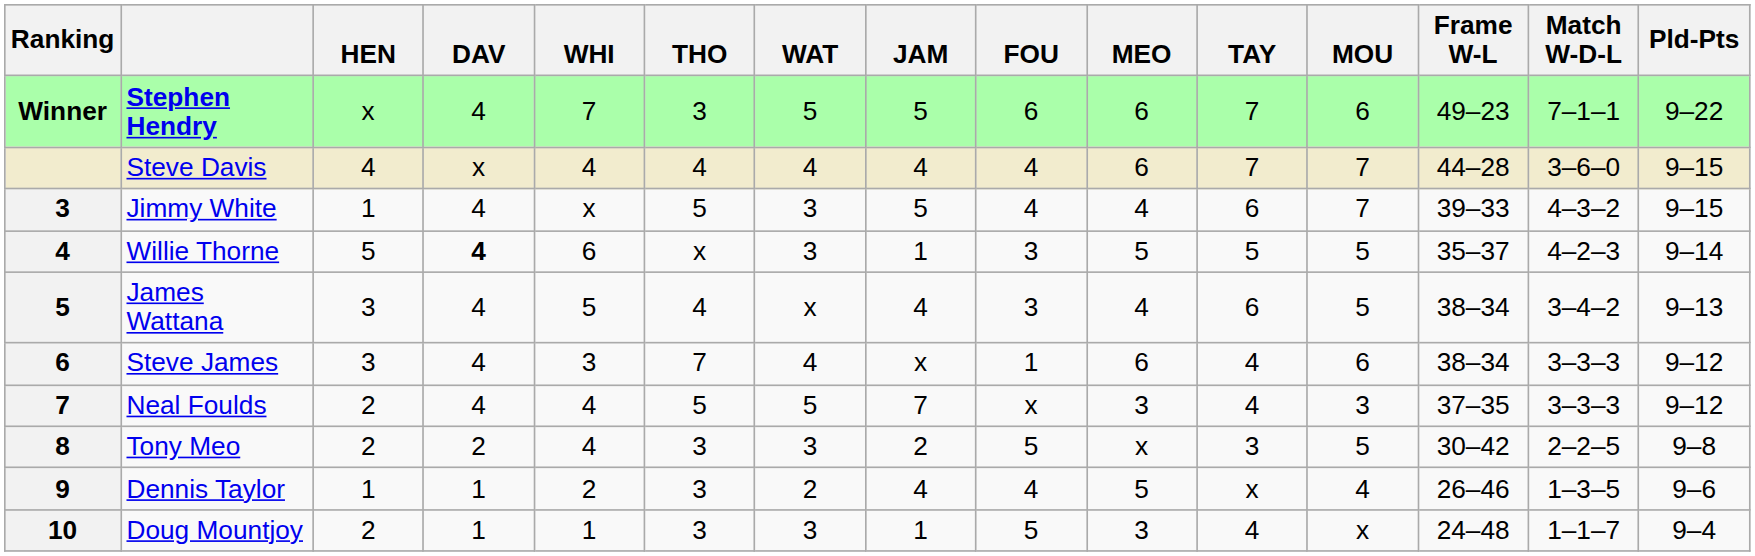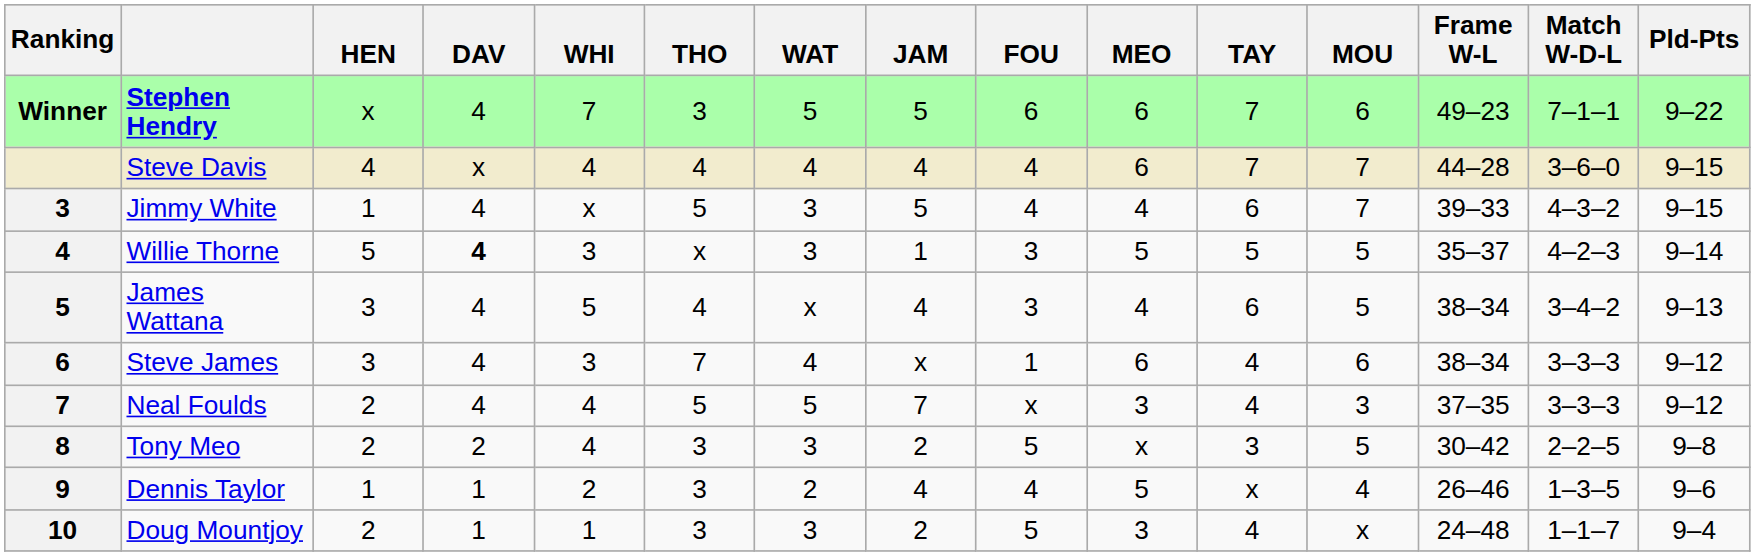(589, 250) 6 -> (589, 250) 3
(921, 530) 1 -> (921, 530) 2
